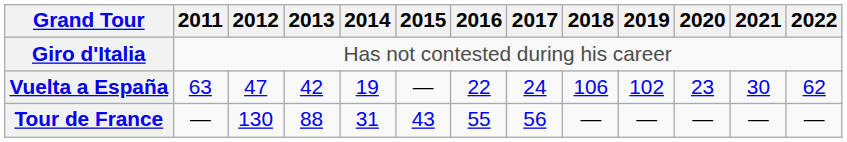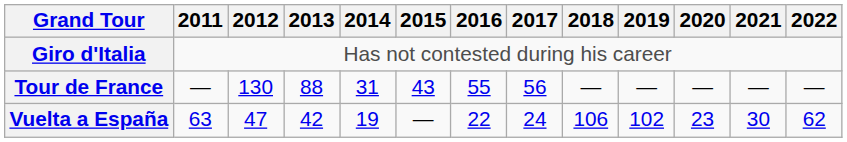rows swapped: (89, 119) <-> (89, 86)
